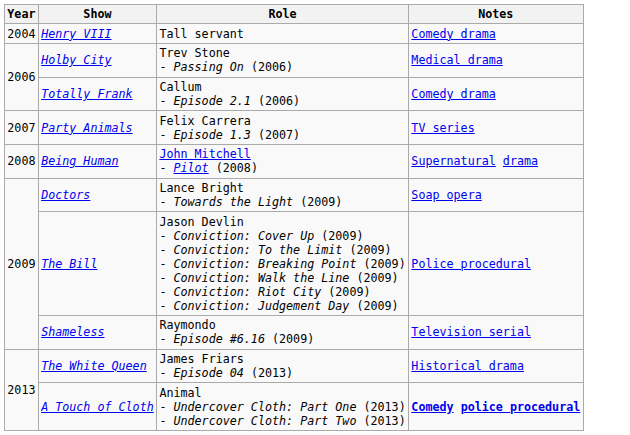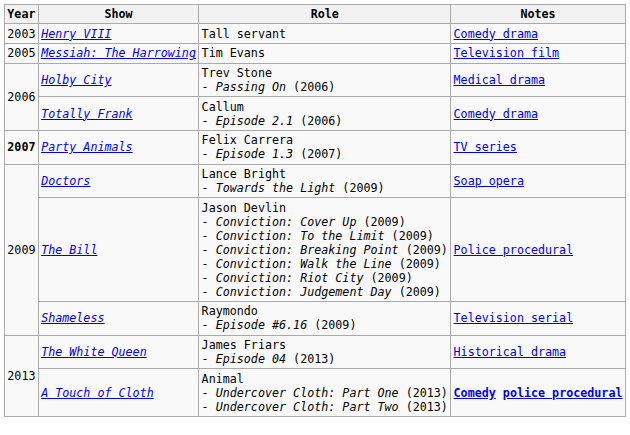(21, 34) 2004 -> (21, 34) 2003
+ row: (119, 53)
(21, 128) normal -> (21, 147) bold
- row: (80, 161)
